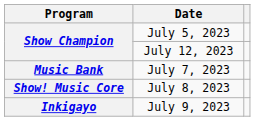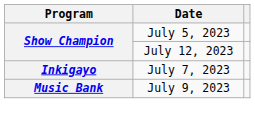(69, 70) Music Bank -> (69, 70) Inkigayo
- row: (189, 88)
(69, 107) Inkigayo -> (69, 88) Music Bank
